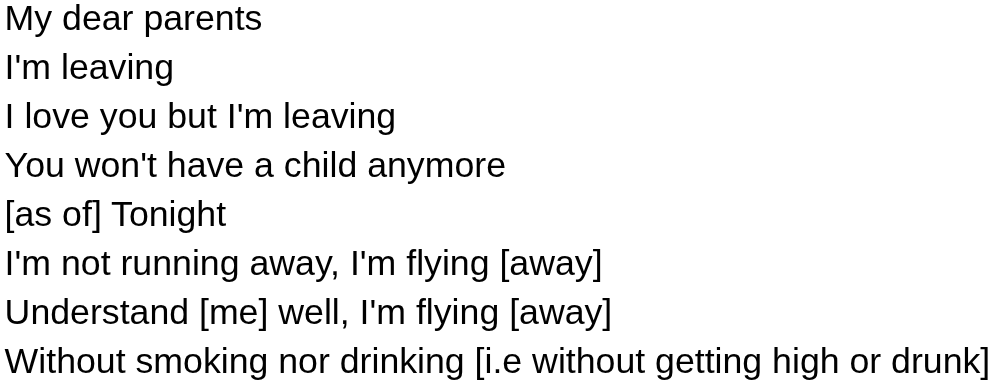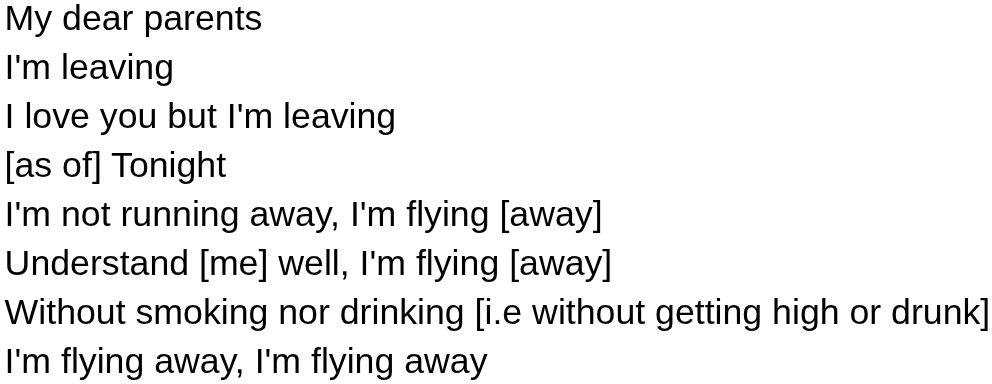- row: (255, 165)
+ row: (246, 361)
